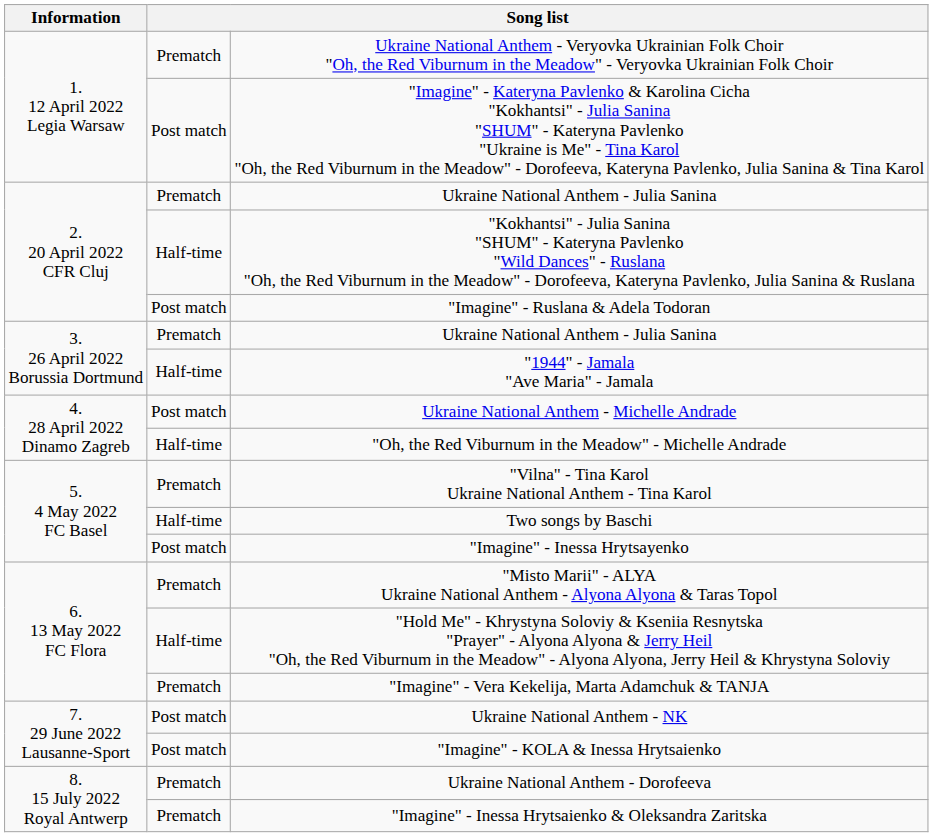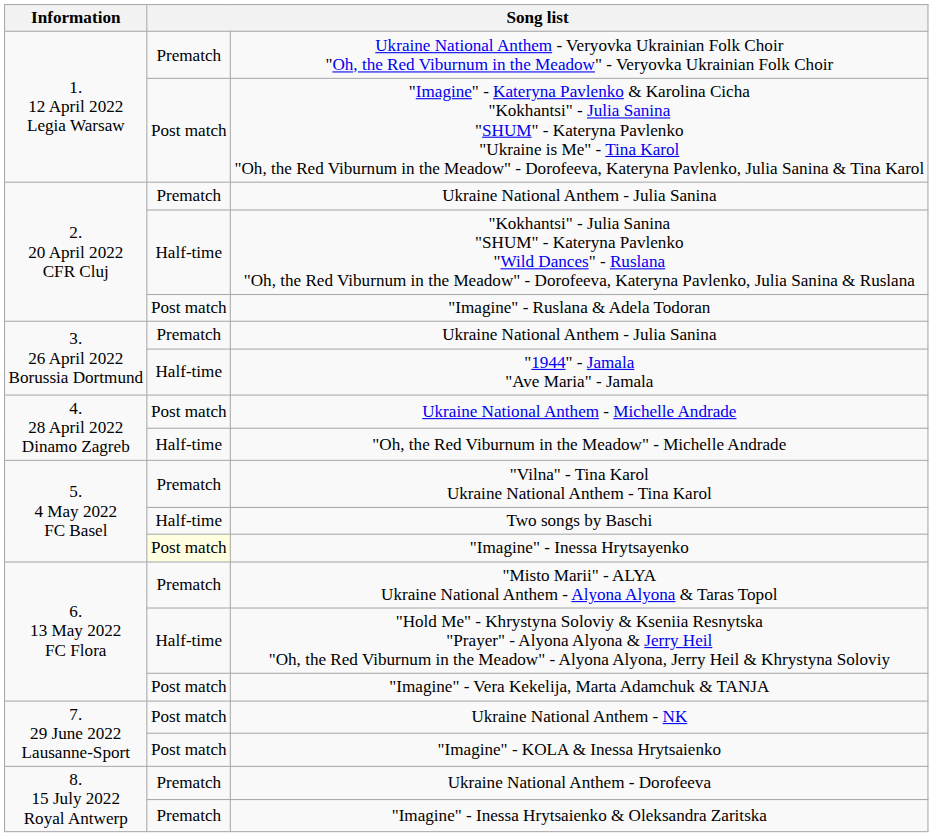(189, 547) no background -> (189, 547) lightyellow background
(189, 687) Prematch -> (189, 687) Post match
